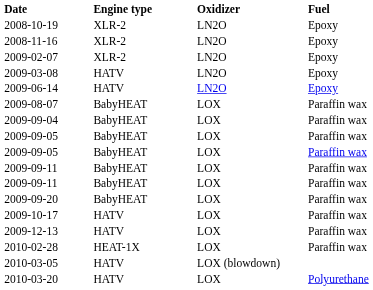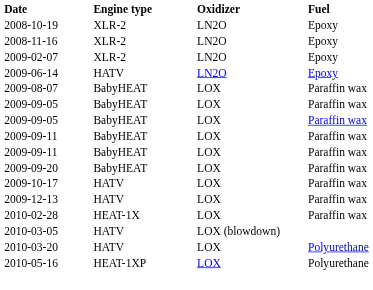- row: (31, 73)
- row: (31, 120)
+ row: (31, 263)
